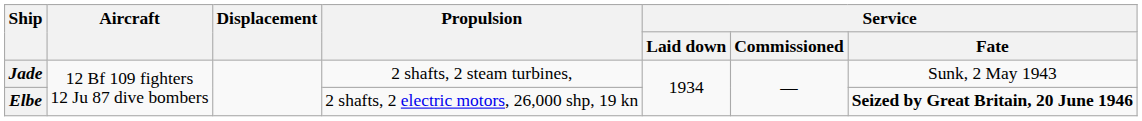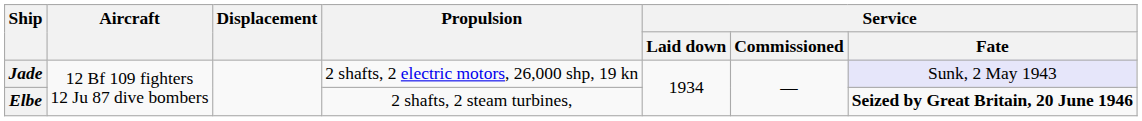(482, 73) 2 shafts, 2 steam turbines, -> (482, 73) 2 shafts, 2 electric motors, 26,000 shp, 19 kn
(992, 73) no background -> (992, 73) lavender background
(482, 101) 2 shafts, 2 electric motors, 26,000 shp, 19 kn -> (482, 101) 2 shafts, 2 steam turbines,
